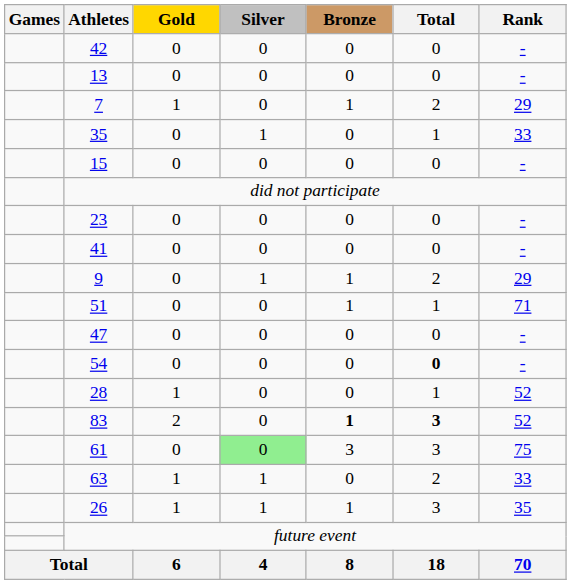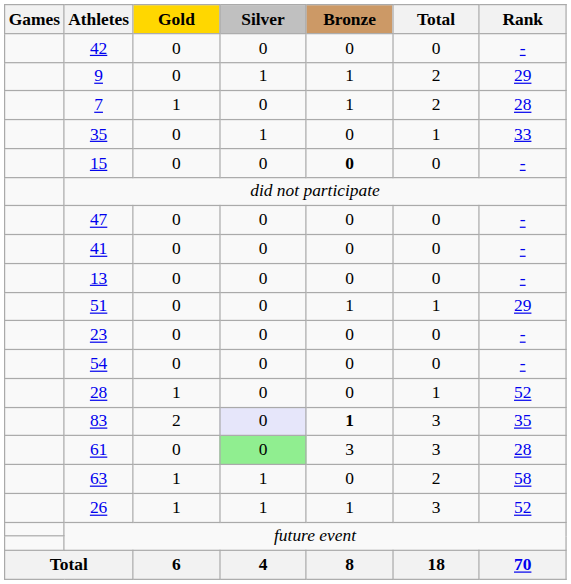rows swapped: (99, 277) <-> (99, 76)
(523, 105) 29 -> (523, 105) 28
(350, 162) normal -> (350, 162) bold
rows swapped: (99, 220) <-> (99, 335)
(523, 306) 71 -> (523, 306) 29
(436, 364) bold -> (436, 364) normal
(263, 421) no background -> (263, 421) lavender background
(436, 421) bold -> (436, 421) normal
(523, 421) 52 -> (523, 421) 35
(523, 450) 75 -> (523, 450) 28
(523, 479) 33 -> (523, 479) 58
(523, 507) 35 -> (523, 507) 52
